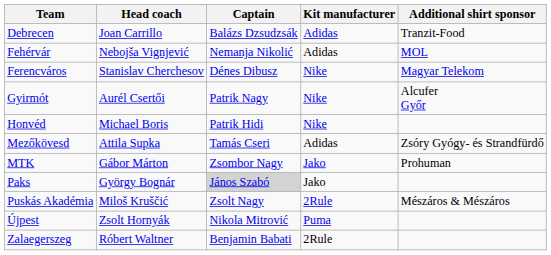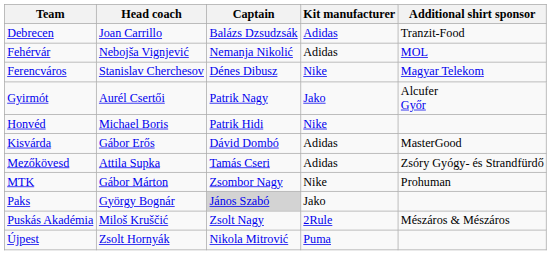(315, 98) Nike -> (314, 98) Jako
+ row: (29, 143)
(314, 162) Jako -> (315, 182) Nike
- row: (39, 239)
